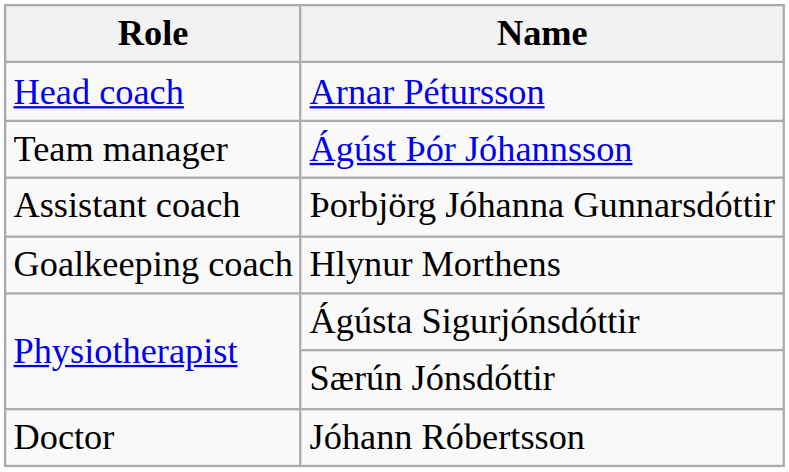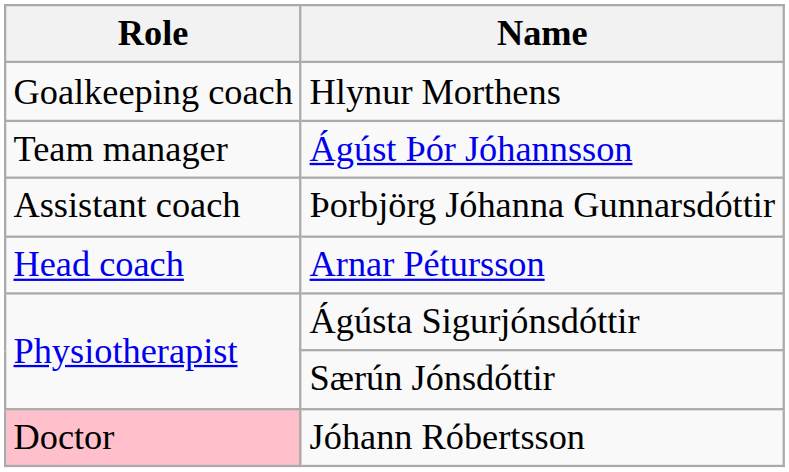rows swapped: (427, 90) <-> (435, 263)
(64, 436) no background -> (64, 436) pink background
